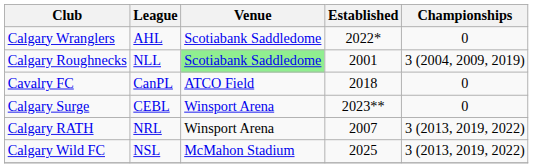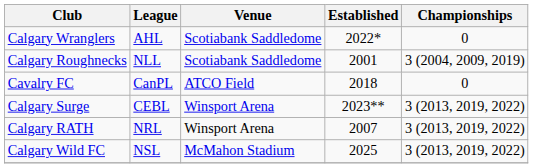(253, 60) lightgreen background -> (253, 60) no background
(465, 106) 0 -> (465, 106) 3 (2013, 2019, 2022)
